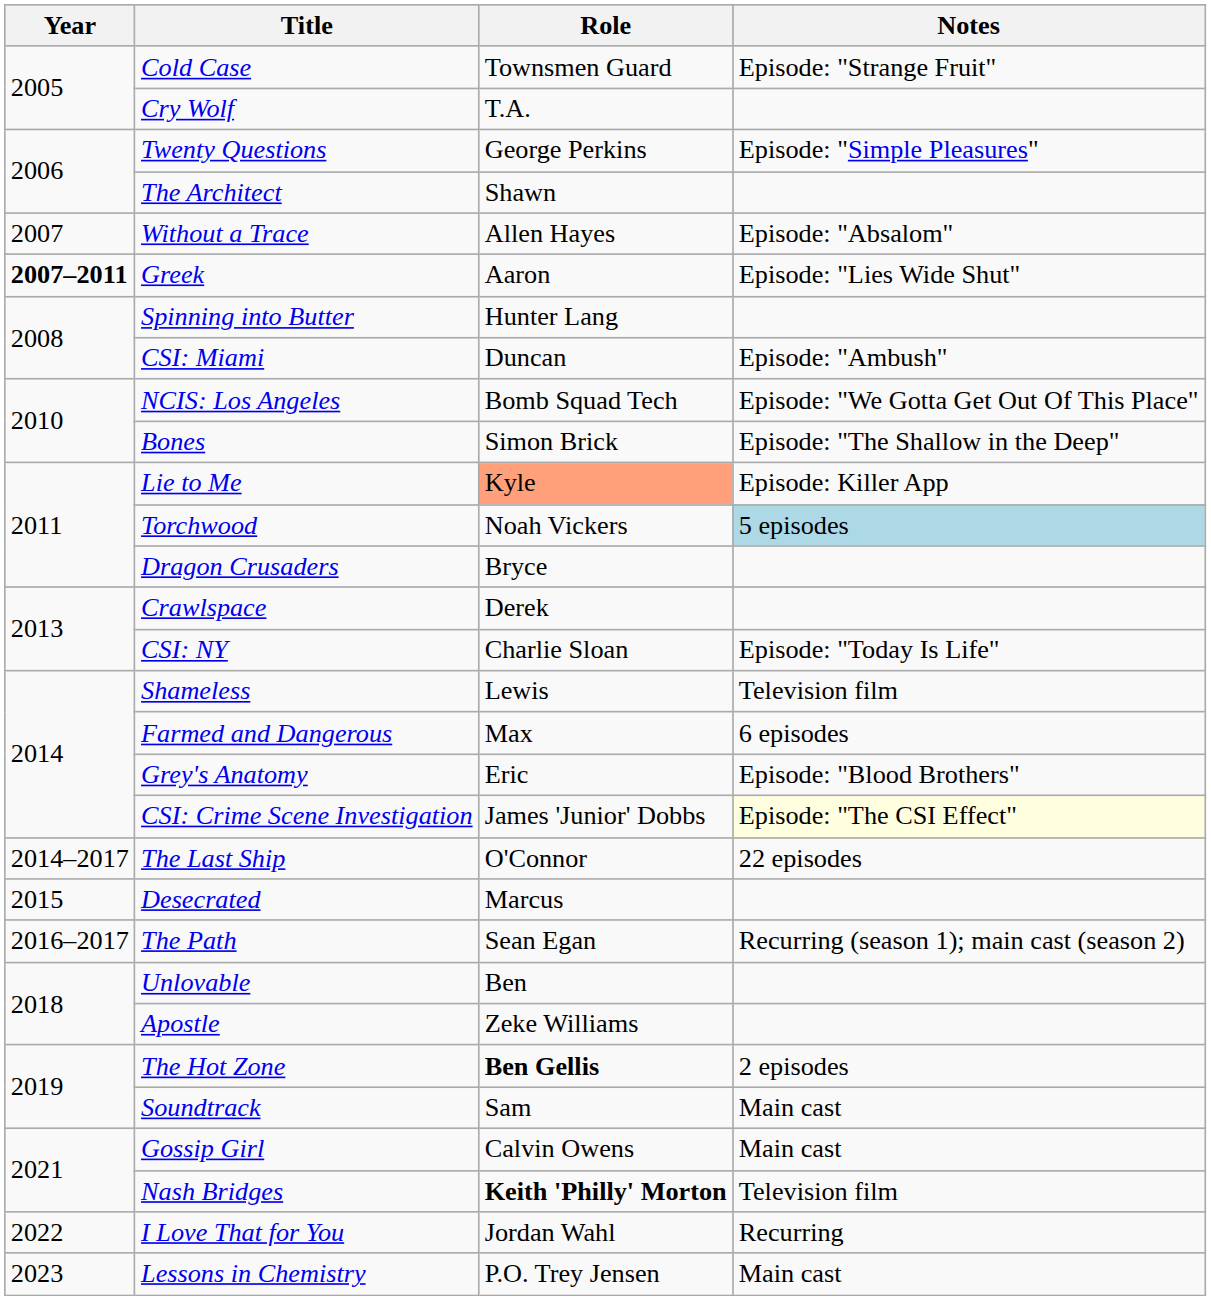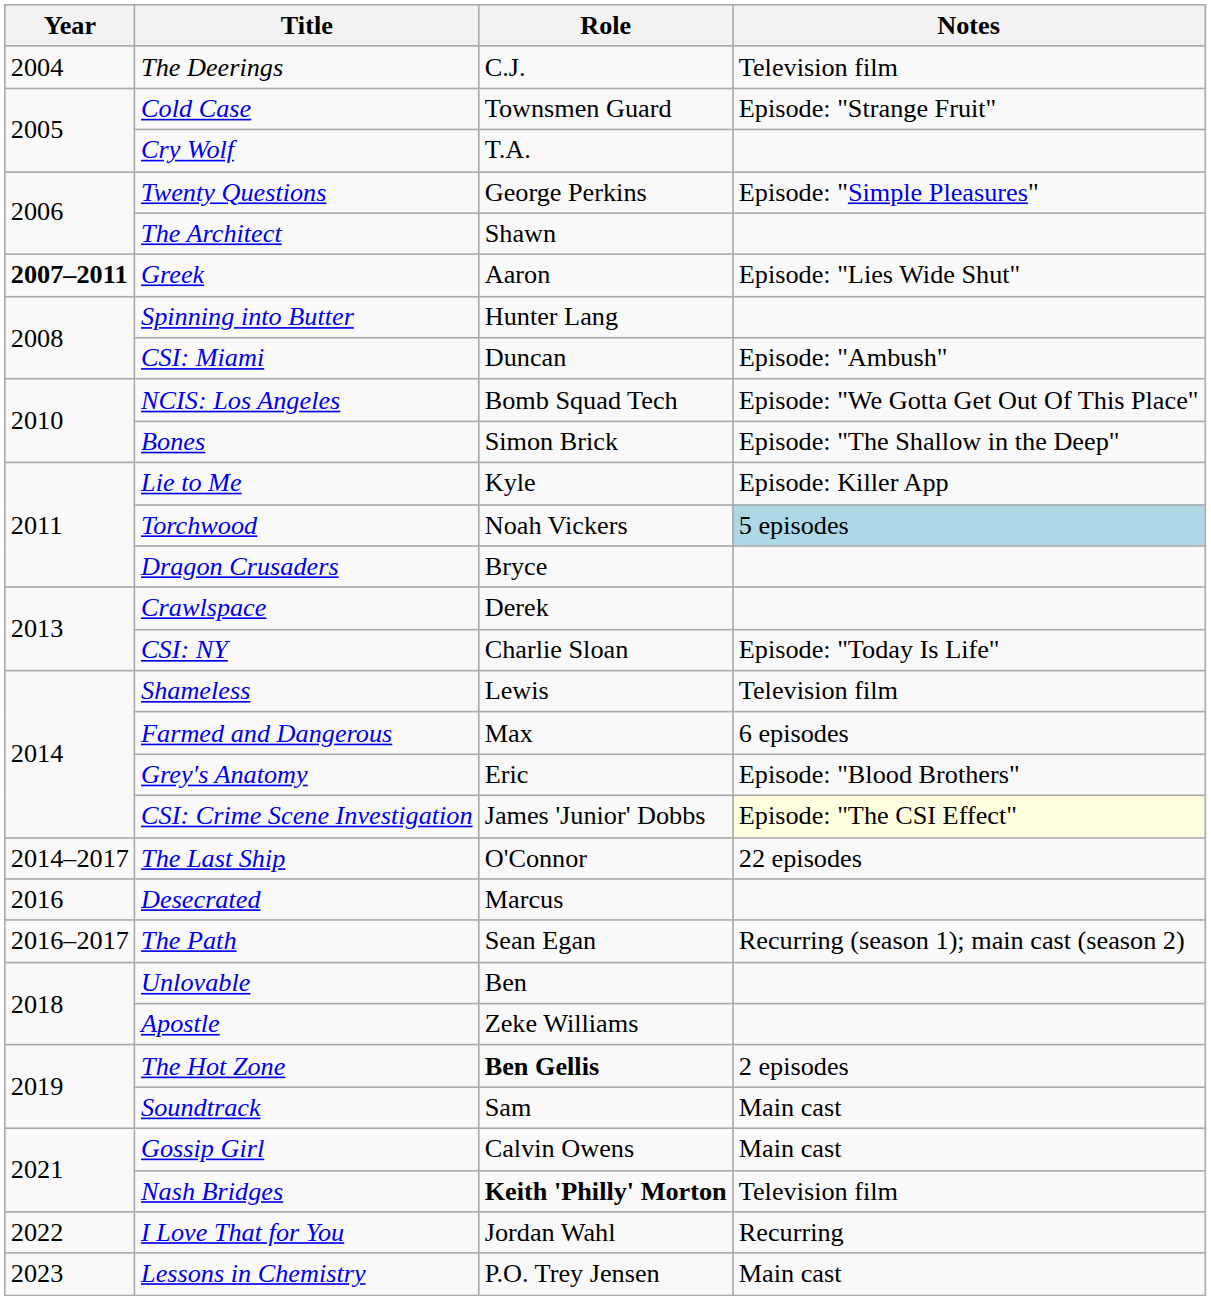+ row: (212, 66)
- row: (225, 233)
(510, 483) lightsalmon background -> (510, 483) no background
(37, 899) 2015 -> (37, 899) 2016
